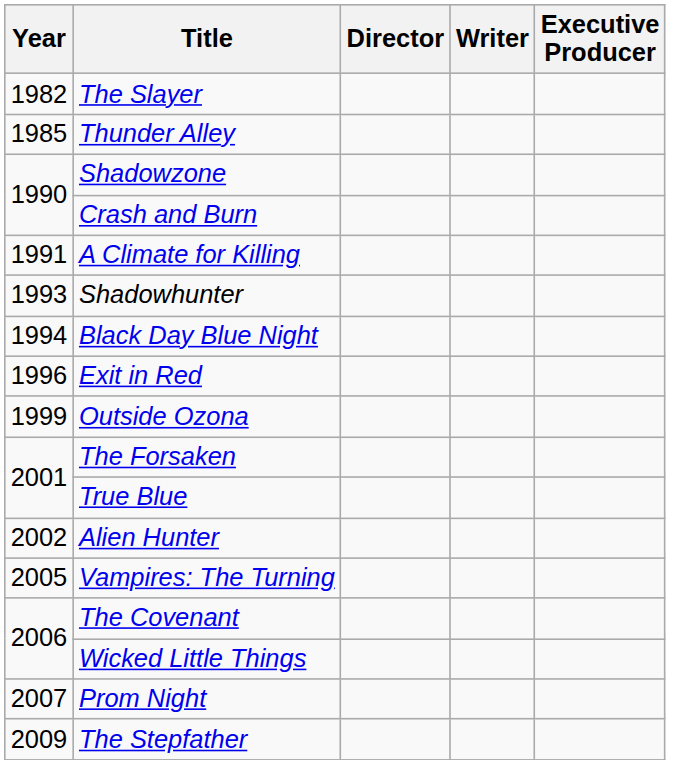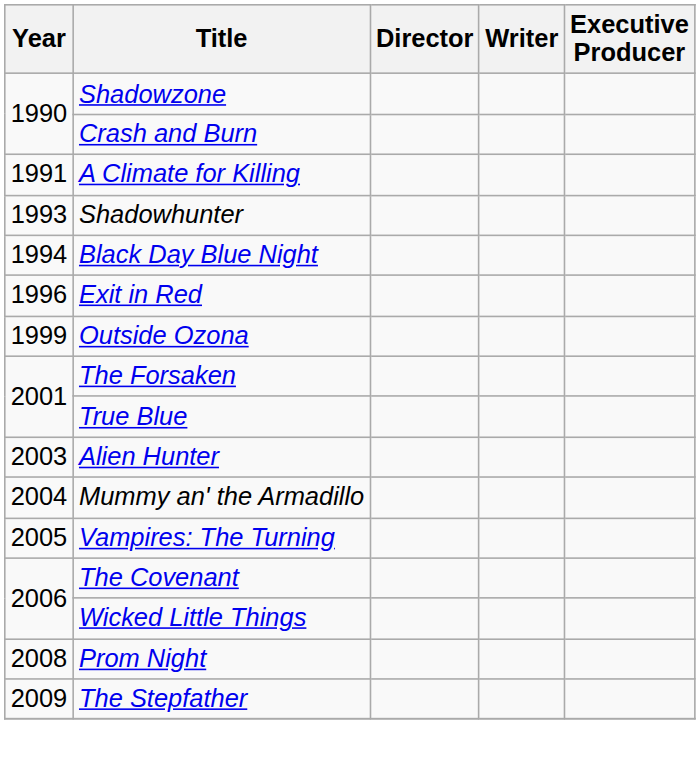- row: (140, 93)
- row: (157, 133)
(39, 537) 2002 -> (39, 456) 2003
+ row: (222, 497)
(39, 698) 2007 -> (39, 658) 2008
